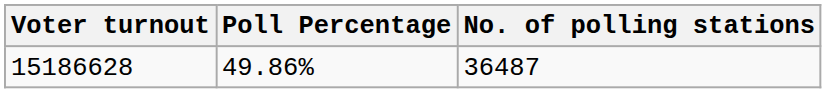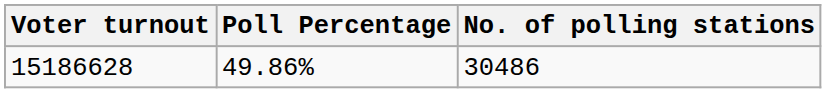(502, 67) 36487 -> (502, 67) 30486
